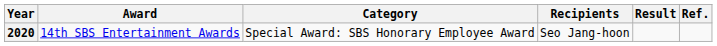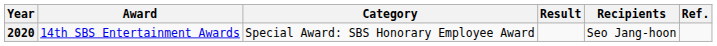columns swapped: (585, 14) <-> (656, 14)
